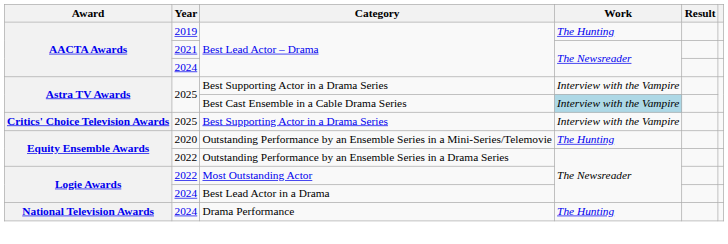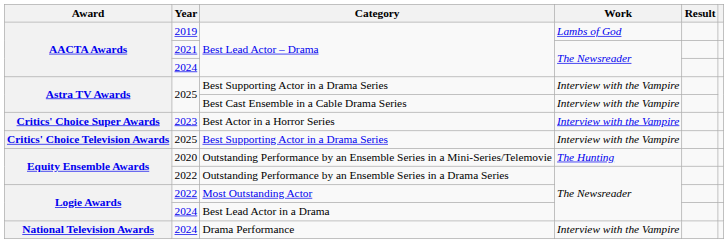(586, 31) The Hunting -> (589, 31) Lambs of God
(618, 103) lightblue background -> (618, 103) no background
+ row: (186, 121)
(586, 211) The Hunting -> (618, 229) Interview with the Vampire
